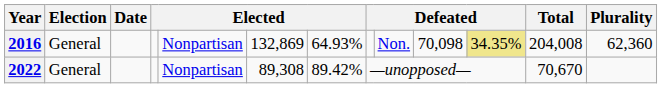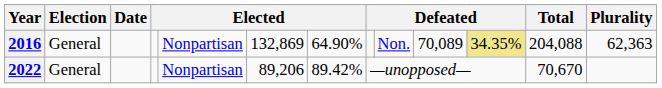(337, 43) 64.93% -> (337, 43) 64.90%
(440, 43) 70,098 -> (440, 43) 70,089
(556, 43) 204,008 -> (556, 43) 204,088
(630, 43) 62,360 -> (630, 43) 62,363
(281, 69) 89,308 -> (281, 69) 89,206
